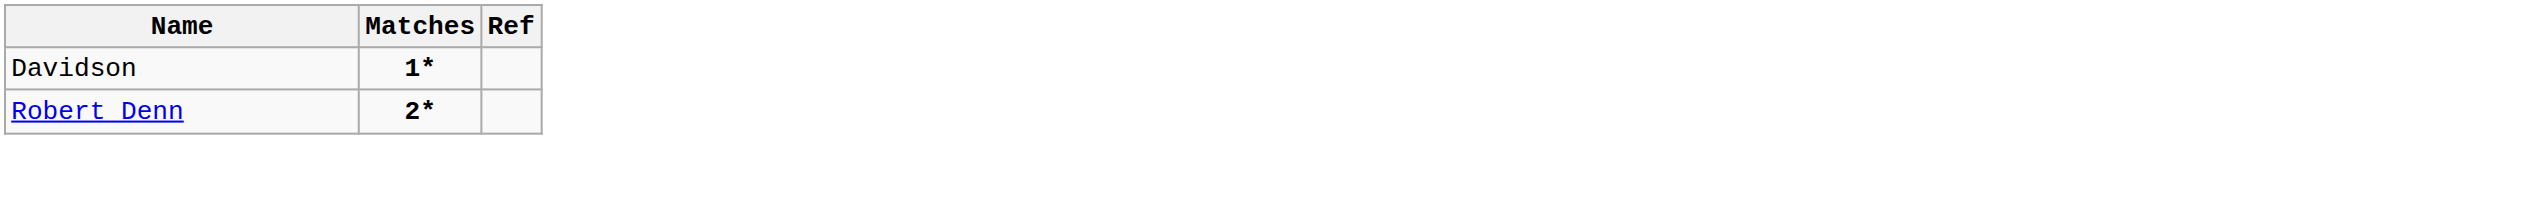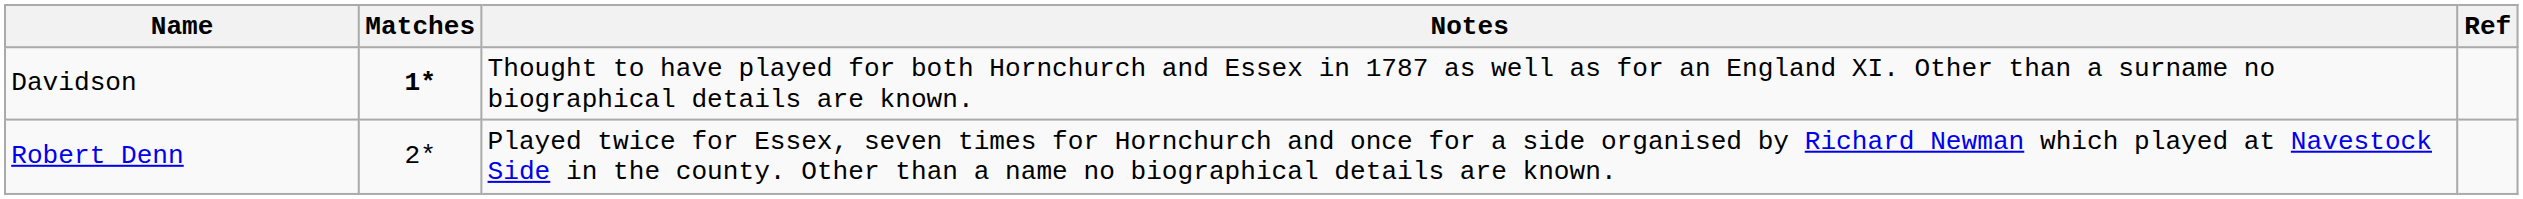+ column: (1470, 26)
(420, 111) bold -> (420, 157) normal
